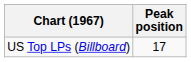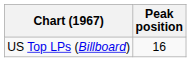(159, 47) 17 -> (159, 47) 16
